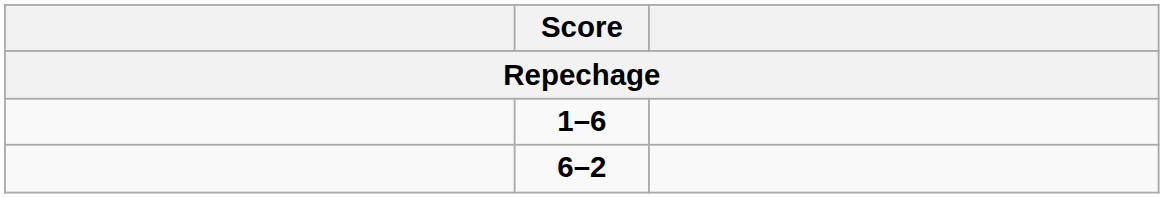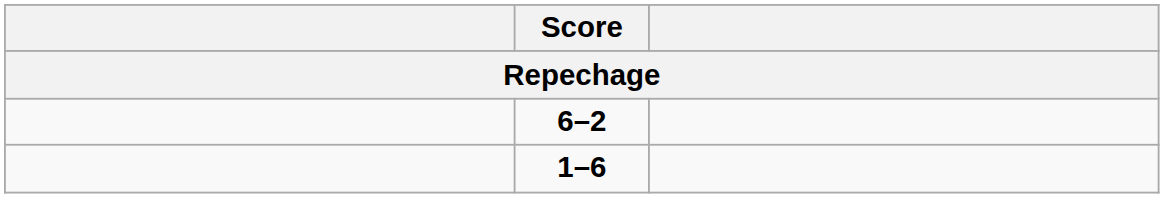rows swapped: (582, 167) <-> (582, 121)
